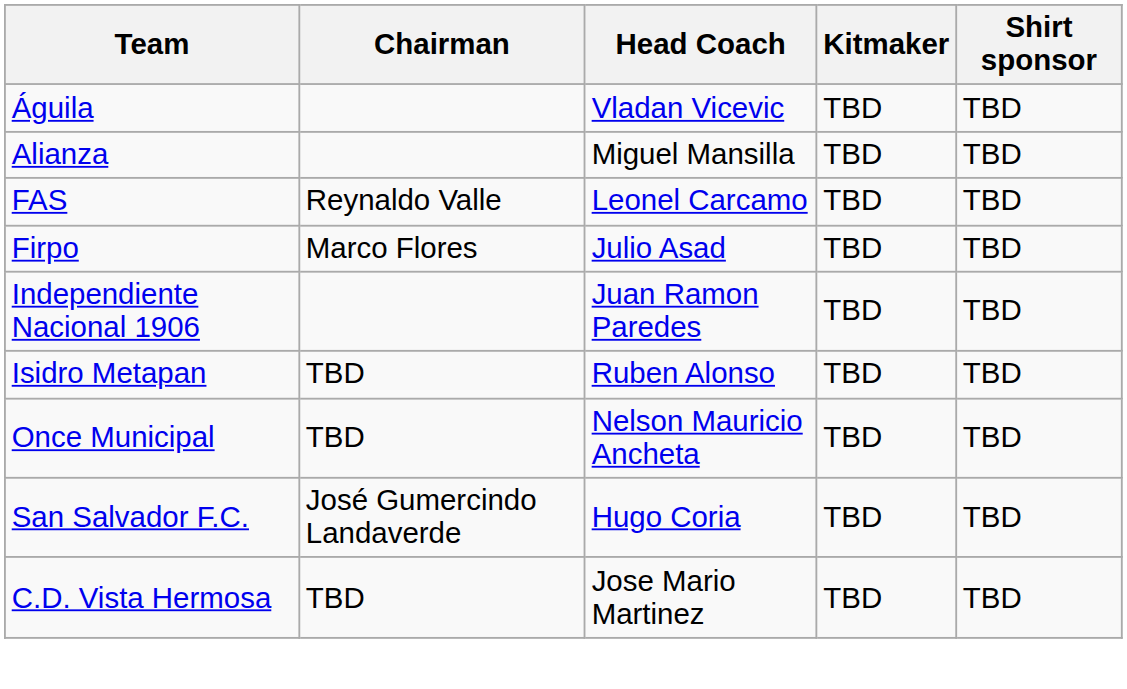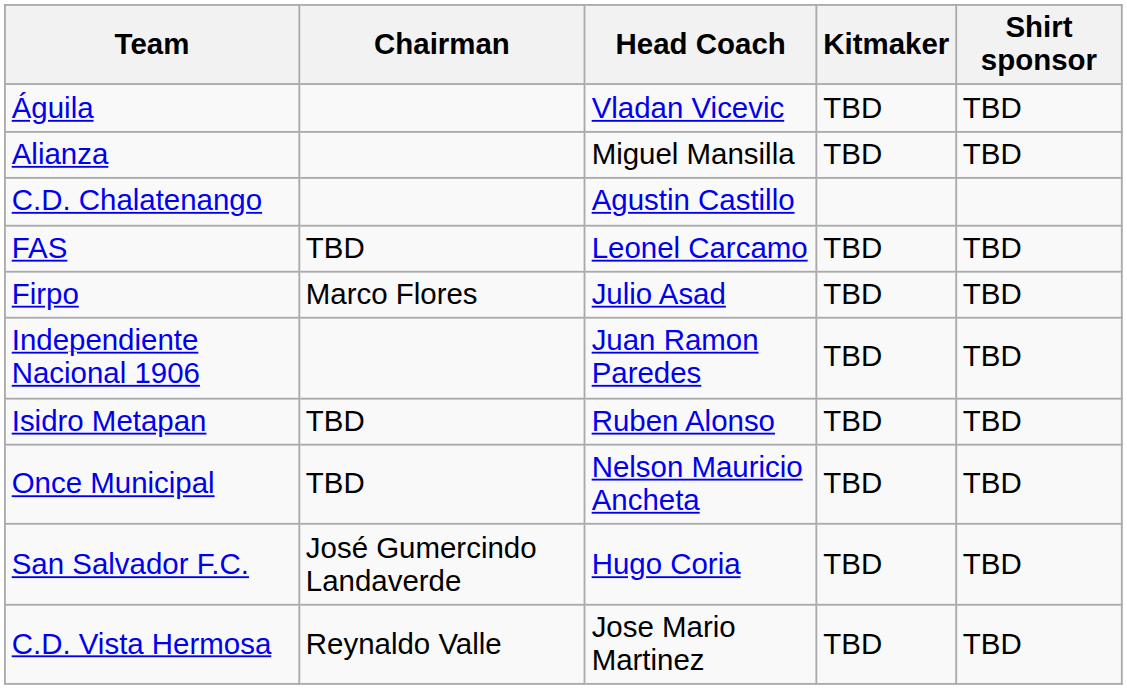+ row: (137, 201)
(404, 201) Reynaldo Valle -> (335, 247) TBD
(335, 597) TBD -> (404, 643) Reynaldo Valle
